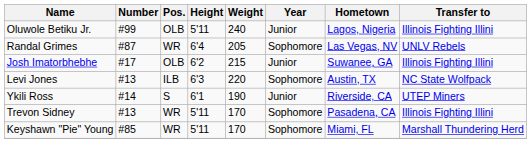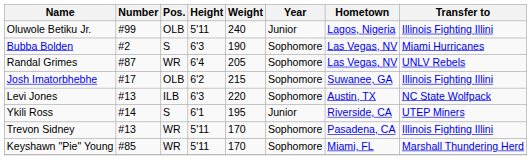+ row: (40, 46)
(282, 63) Junior -> (295, 79) Sophomore
(237, 96) 190 -> (237, 113) 195
